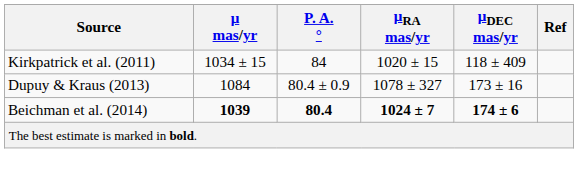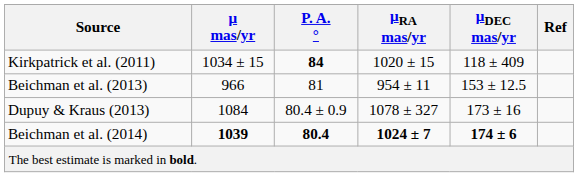(319, 61) normal -> (316, 61) bold
+ row: (78, 85)
